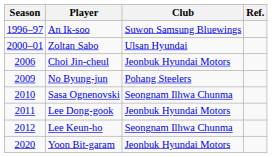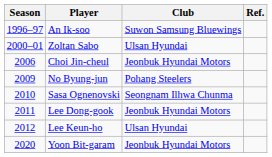(179, 128) Seongnam Ilhwa Chunma -> (156, 128) Ulsan Hyundai
